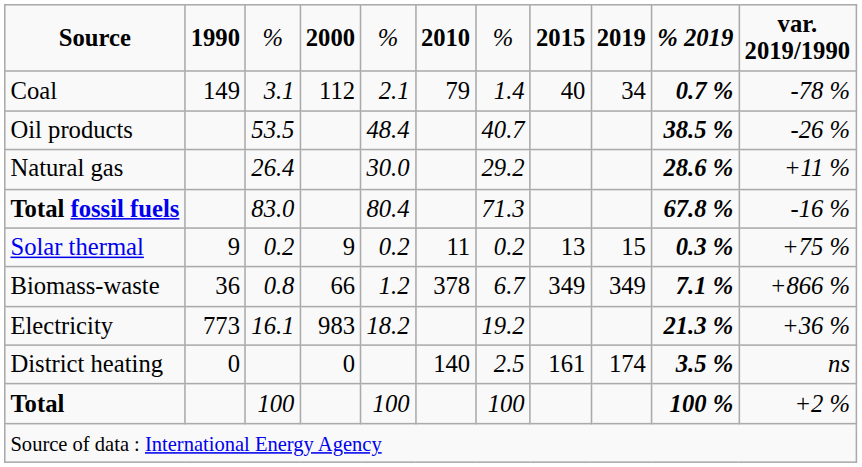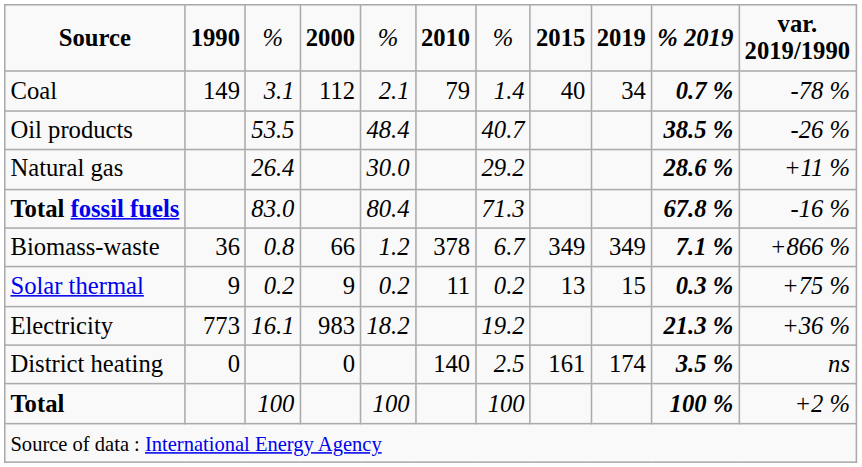rows swapped: (77, 247) <-> (85, 286)
